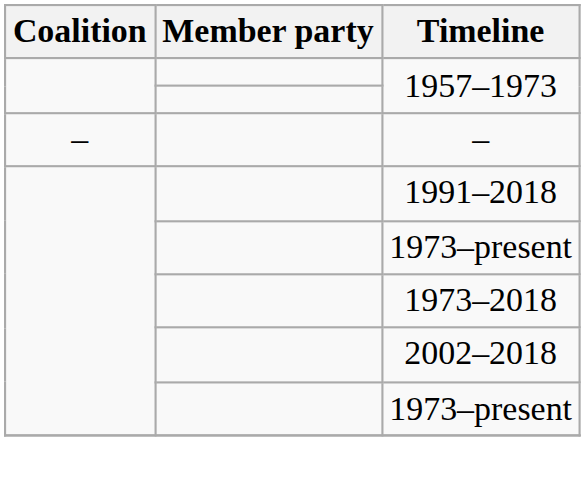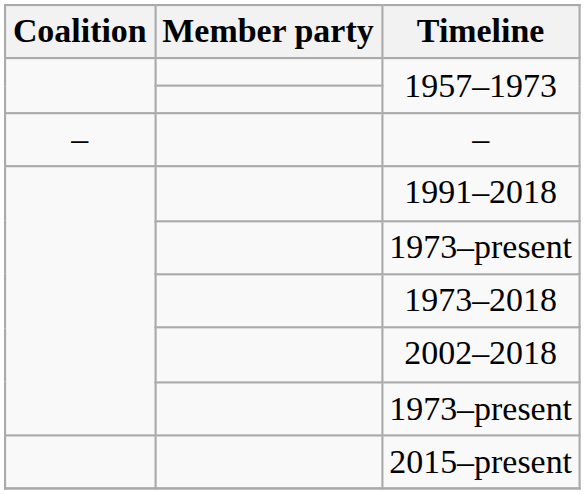+ row: (80, 462)
